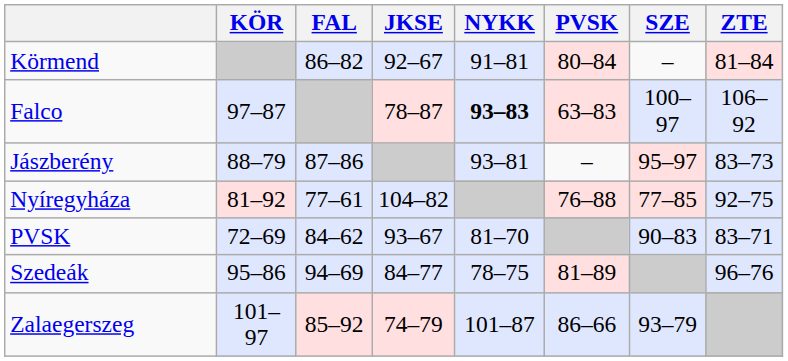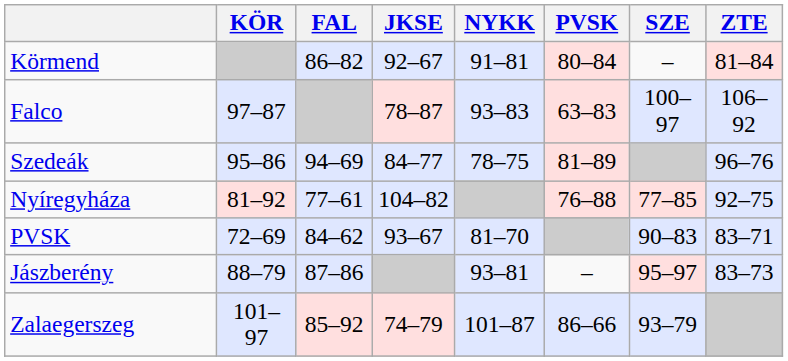(500, 110) bold -> (500, 110) normal
rows swapped: (62, 161) <-> (49, 273)
